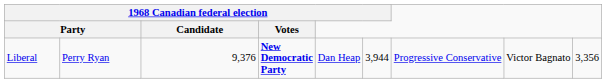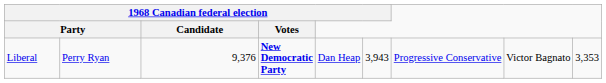(377, 58) 3,944 -> (377, 58) 3,943
(587, 58) 3,356 -> (587, 58) 3,353
